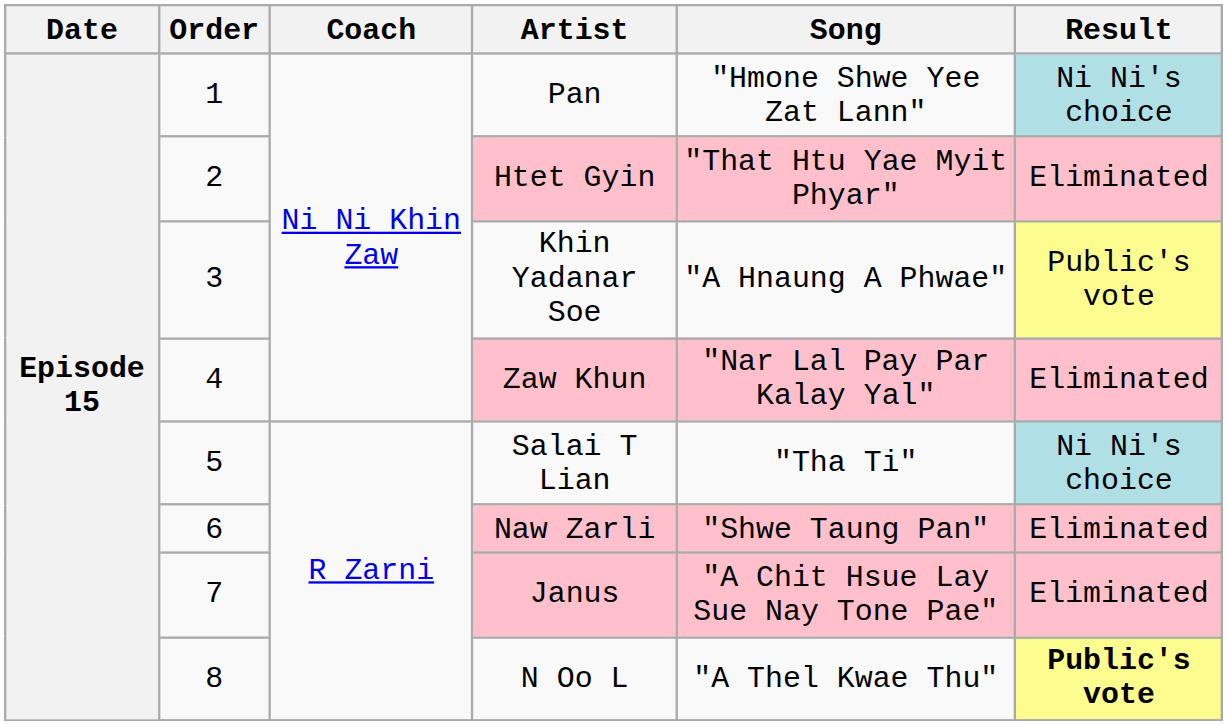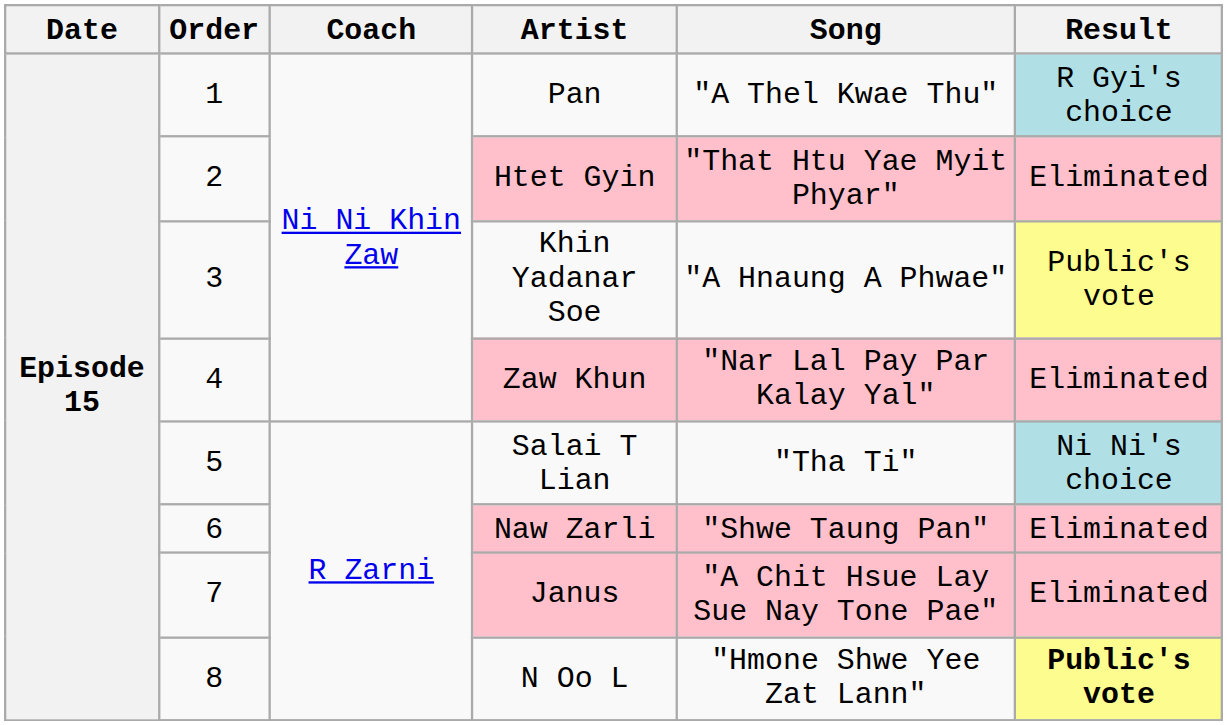(846, 95) "Hmone Shwe Yee Zat Lann" -> (846, 95) "A Thel Kwae Thu"
(1119, 95) Ni Ni's choice -> (1119, 95) R Gyi's choice
(846, 678) "A Thel Kwae Thu" -> (846, 678) "Hmone Shwe Yee Zat Lann"
